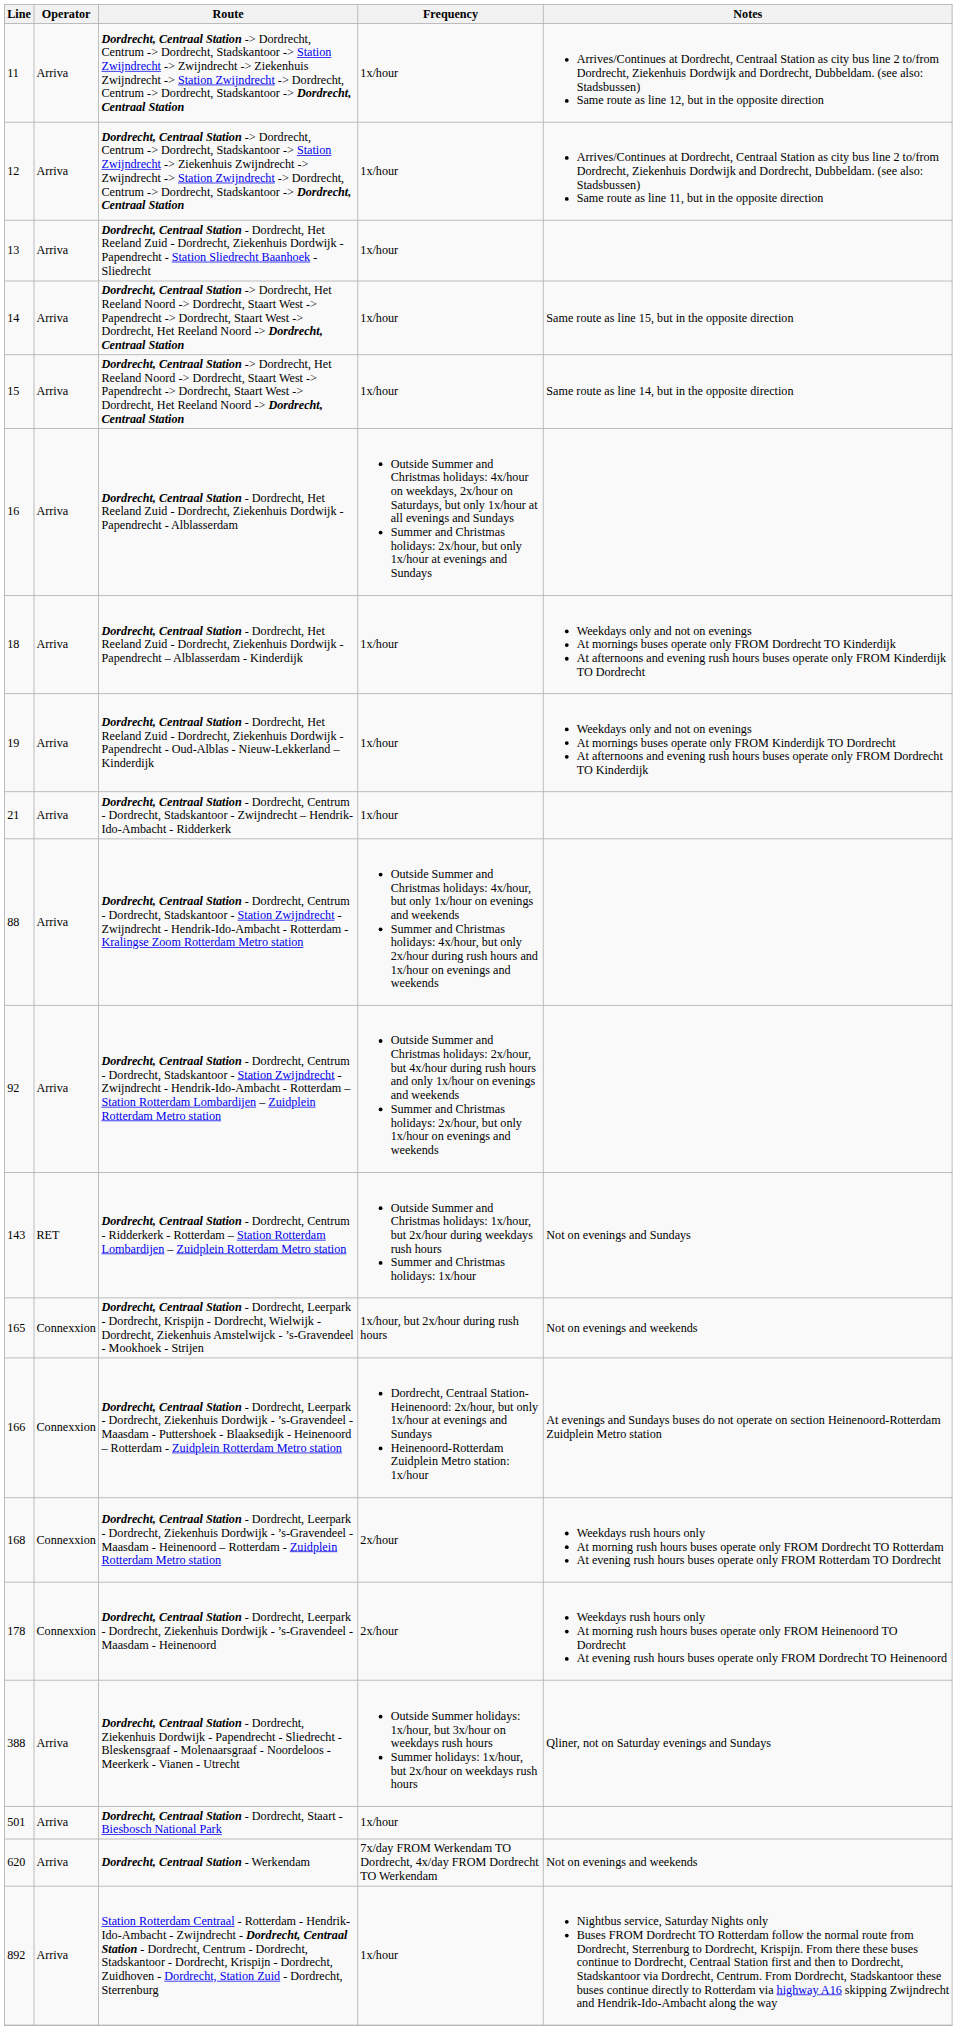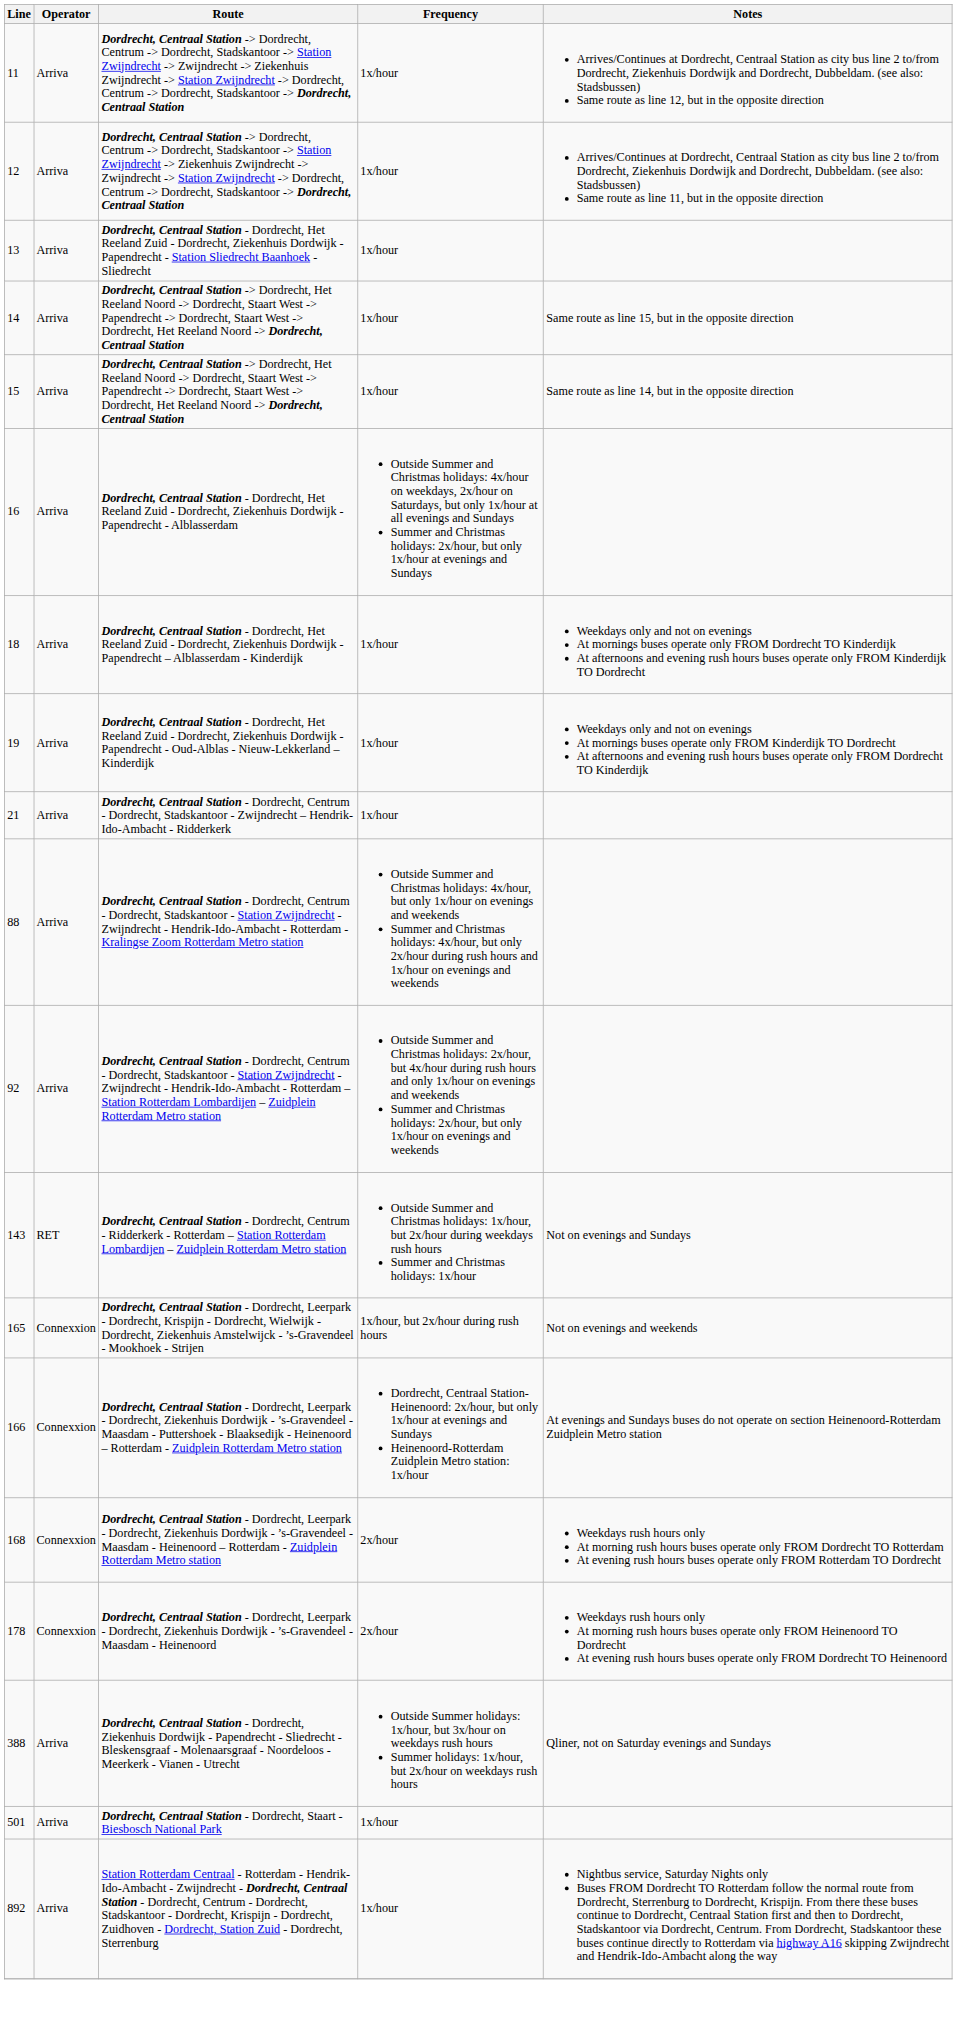- row: (16, 1862)
